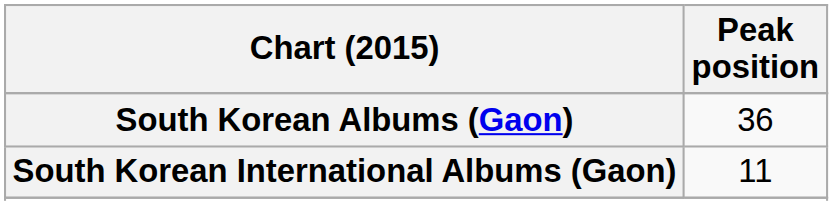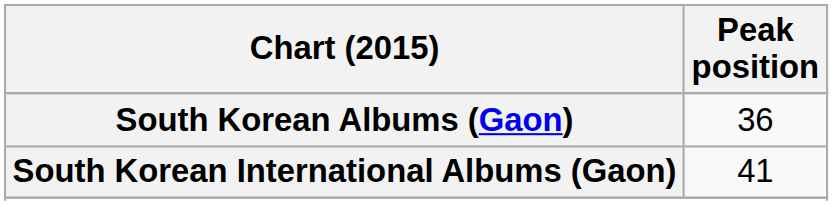(755, 171) 11 -> (755, 171) 41
